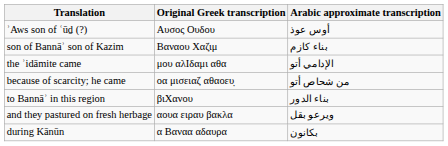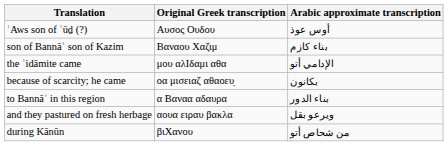(320, 81) من شحاص أتو -> (304, 81) بكانون
(175, 98) βιΧανου -> (192, 98) α Βαναα αδαυρα
(192, 132) α Βαναα αδαυρα -> (175, 132) βιΧανου
(304, 132) بكانون -> (320, 132) من شحاص أتو
